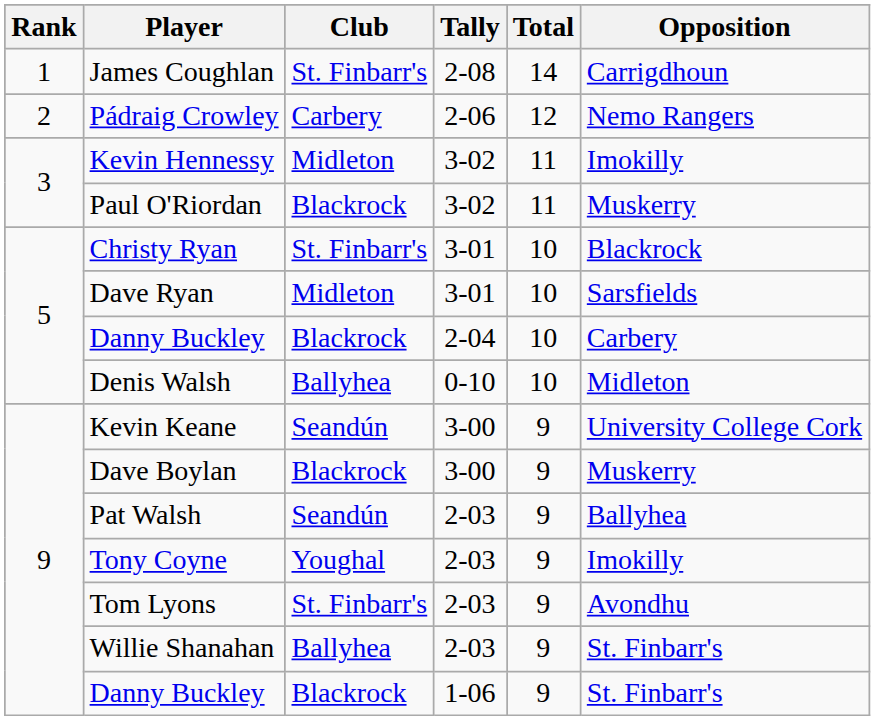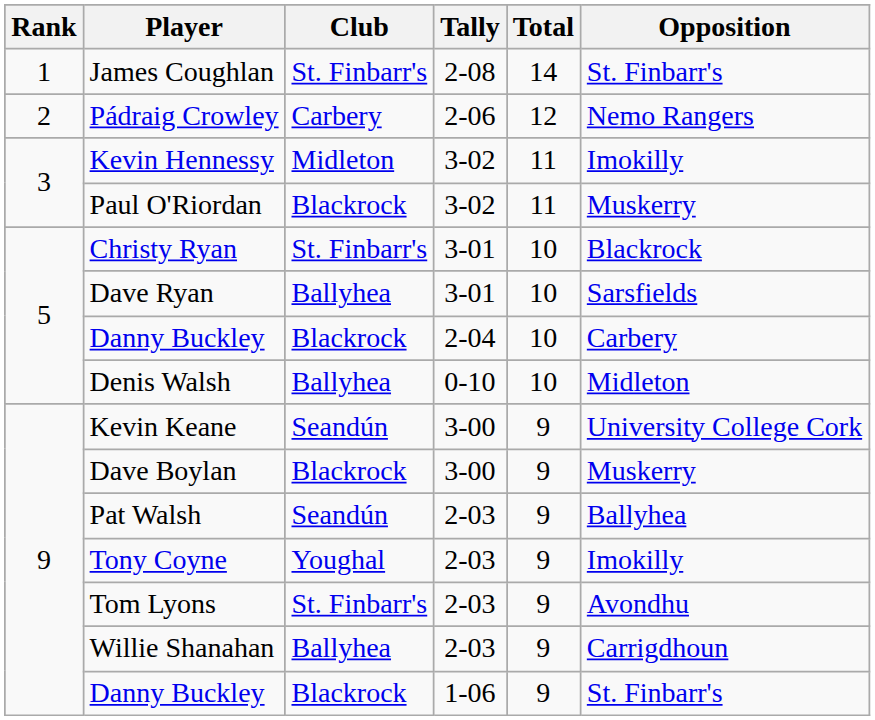(658, 71) Carrigdhoun -> (655, 71) St. Finbarr's
(343, 293) Midleton -> (341, 293) Ballyhea
(655, 648) St. Finbarr's -> (658, 648) Carrigdhoun
